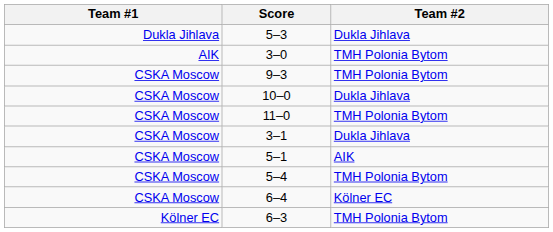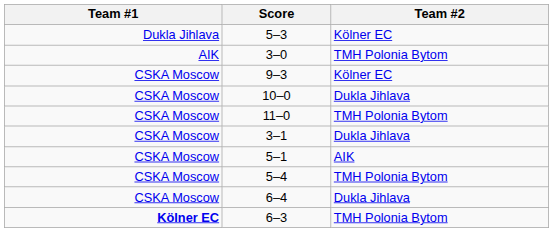(372, 34) Dukla Jihlava -> (363, 34) Kölner EC
(391, 75) TMH Polonia Bytom -> (363, 75) Kölner EC
(363, 197) Kölner EC -> (372, 197) Dukla Jihlava
(190, 217) normal -> (188, 217) bold
